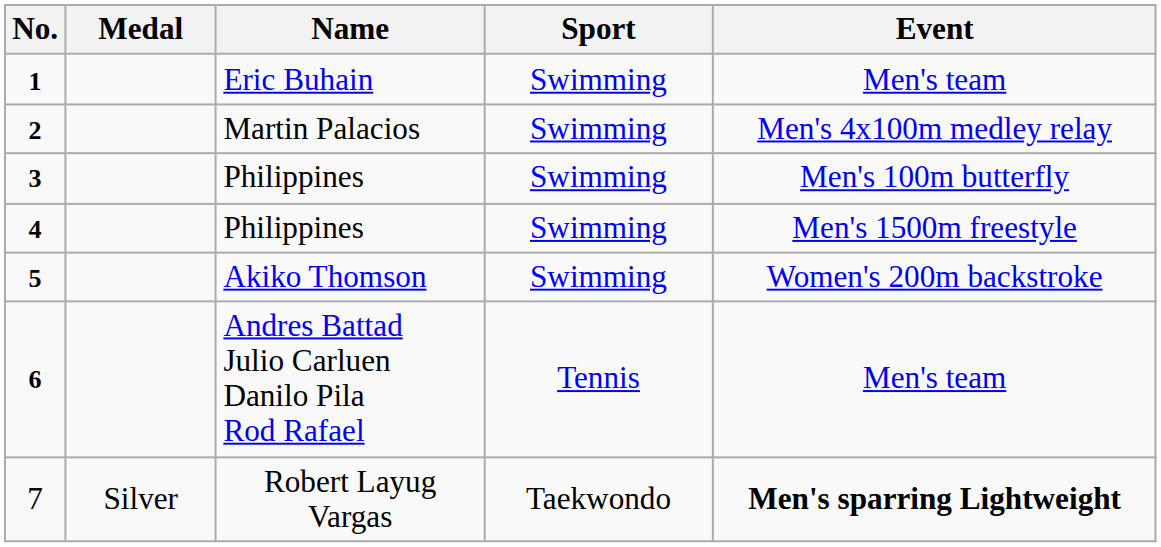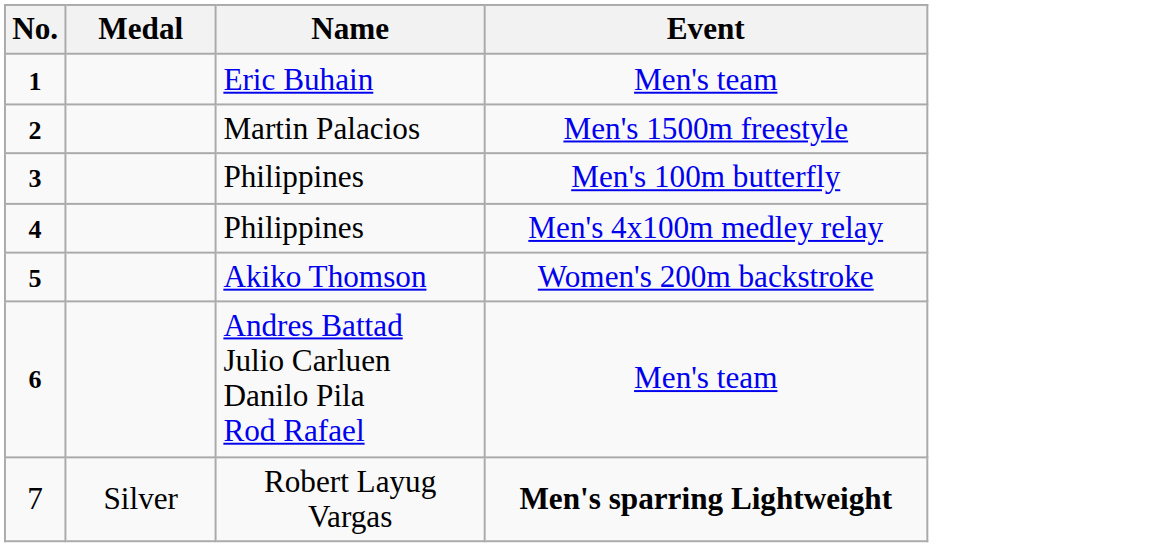- column: (598, 29)
(935, 128) Men's 4x100m medley relay -> (706, 128) Men's 1500m freestyle
(935, 227) Men's 1500m freestyle -> (706, 227) Men's 4x100m medley relay
